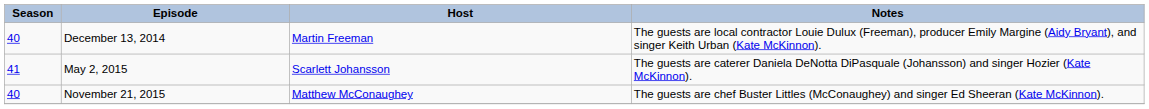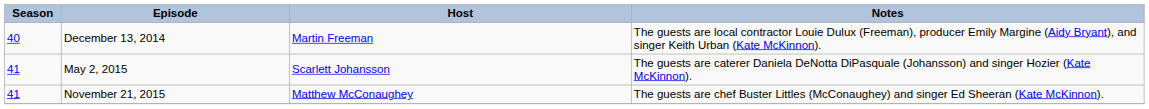(13, 94) 40 -> (13, 94) 41
